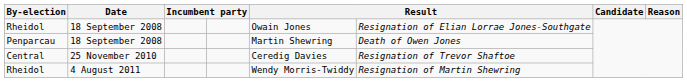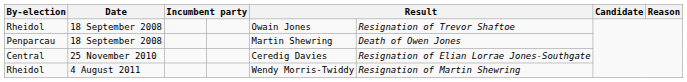(475, 26) Resignation of Elian Lorrae Jones-Southgate -> (437, 26) Resignation of Trevor Shaftoe
(437, 56) Resignation of Trevor Shaftoe -> (475, 56) Resignation of Elian Lorrae Jones-Southgate
